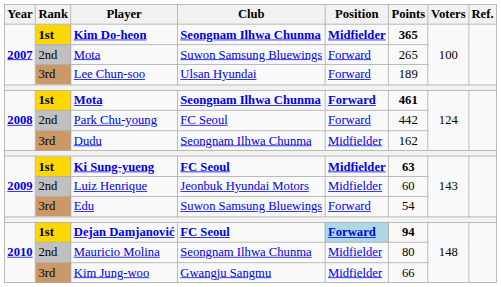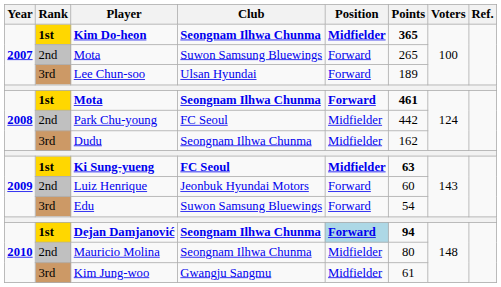(349, 120) Forward -> (355, 120) Midfielder
(355, 186) Midfielder -> (349, 186) Forward
(205, 232) FC Seoul -> (251, 232) Seongnam Ilhwa Chunma
(408, 272) 66 -> (408, 272) 61
